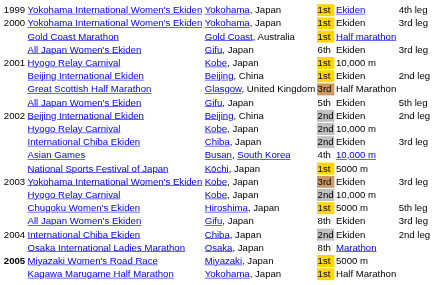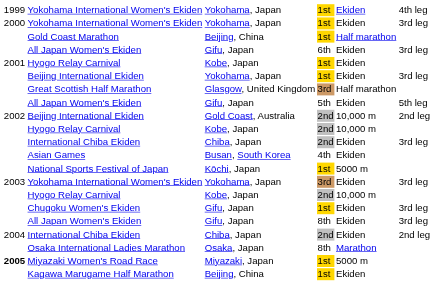(250, 36) Gold Coast, Australia -> (234, 36) Beijing, China
(356, 63) 10,000 m -> (351, 63) Ekiden
(234, 76) Beijing, China -> (243, 76) Yokohama, Japan
(414, 76) 2nd leg -> (413, 76) 3rd leg
(366, 89) Half Marathon -> (366, 89) Half marathon
(234, 116) Beijing, China -> (250, 116) Gold Coast, Australia
(351, 116) Ekiden -> (356, 116) 10,000 m
(356, 155) 10,000 m -> (351, 155) Ekiden
(232, 182) Kobe, Japan -> (243, 182) Yokohama, Japan
(242, 208) Hiroshima, Japan -> (229, 208) Gifu, Japan
(352, 208) 5000 m -> (351, 208) Ekiden
(413, 208) 5th leg -> (413, 208) 3rd leg
(243, 274) Yokohama, Japan -> (234, 274) Beijing, China
(366, 274) Half Marathon -> (351, 274) Ekiden
